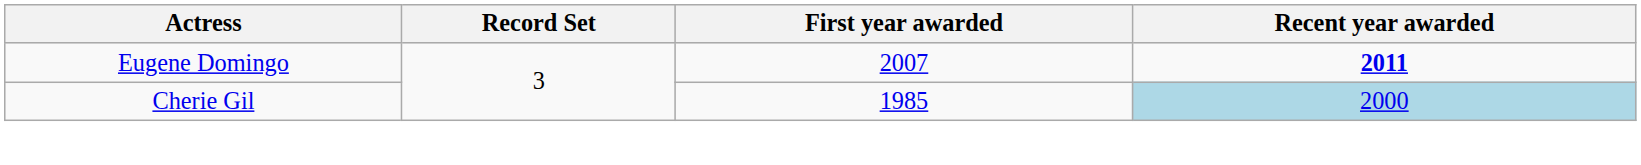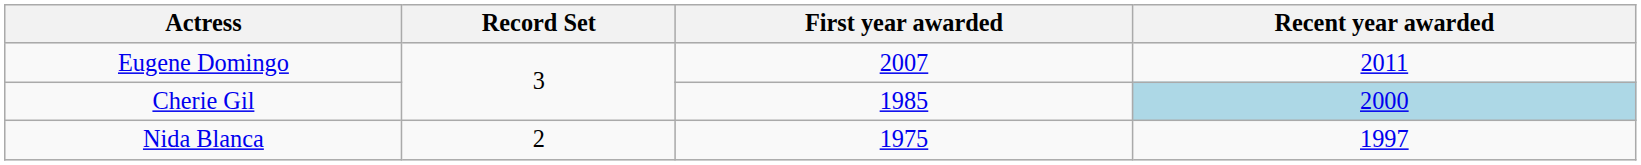(1384, 62) bold -> (1384, 62) normal
+ row: (203, 139)
